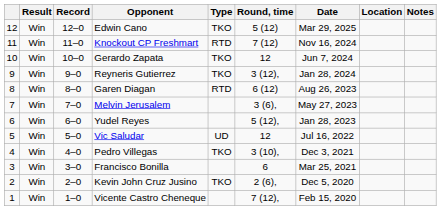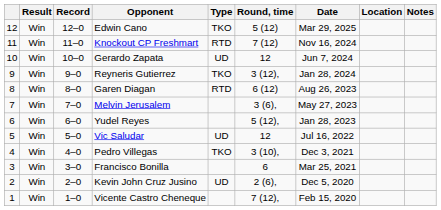(221, 58) TKO -> (221, 58) UD
(221, 182) TKO -> (221, 182) UD
